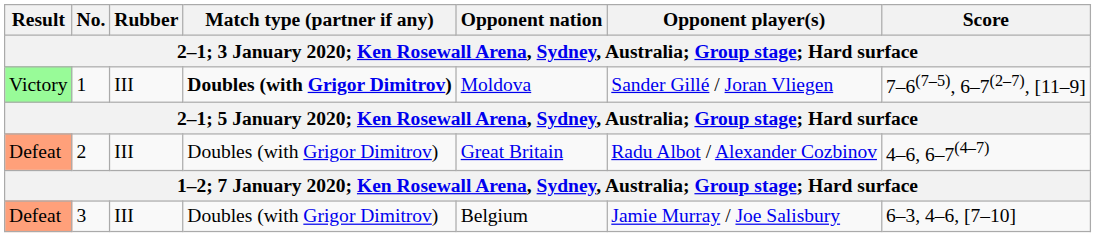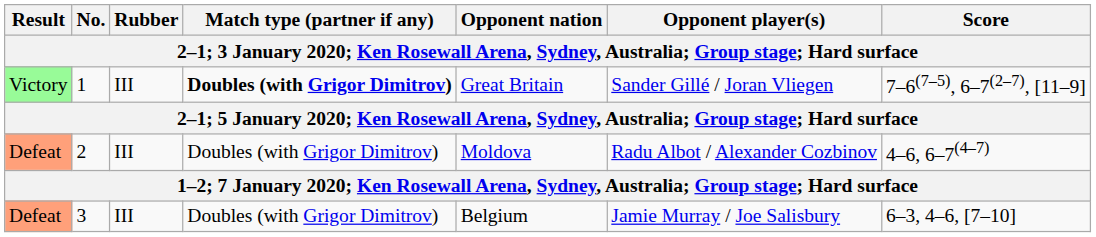(496, 84) Moldova -> (512, 84) Great Britain
(512, 151) Great Britain -> (496, 151) Moldova
